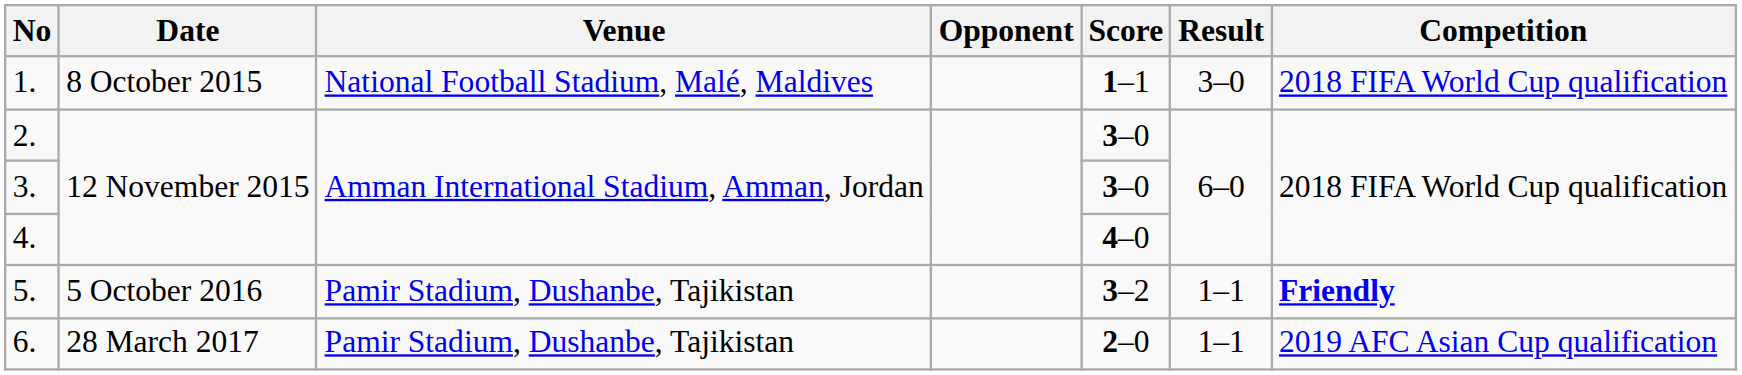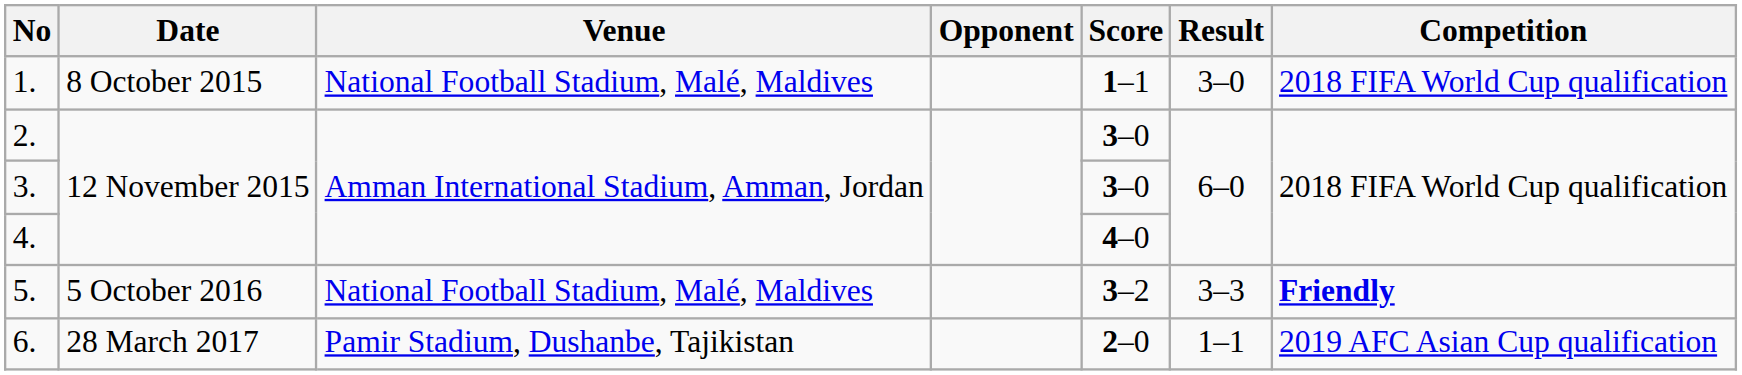(559, 290) Pamir Stadium, Dushanbe, Tajikistan -> (599, 290) National Football Stadium, Malé, Maldives
(1221, 290) 1–1 -> (1221, 290) 3–3
